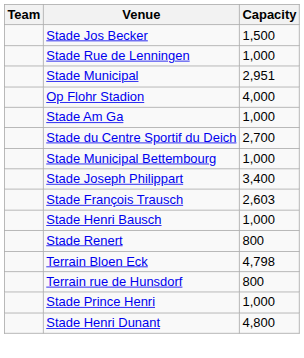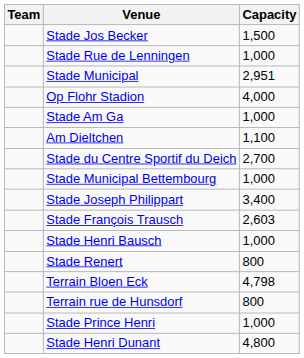+ row: (85, 138)
